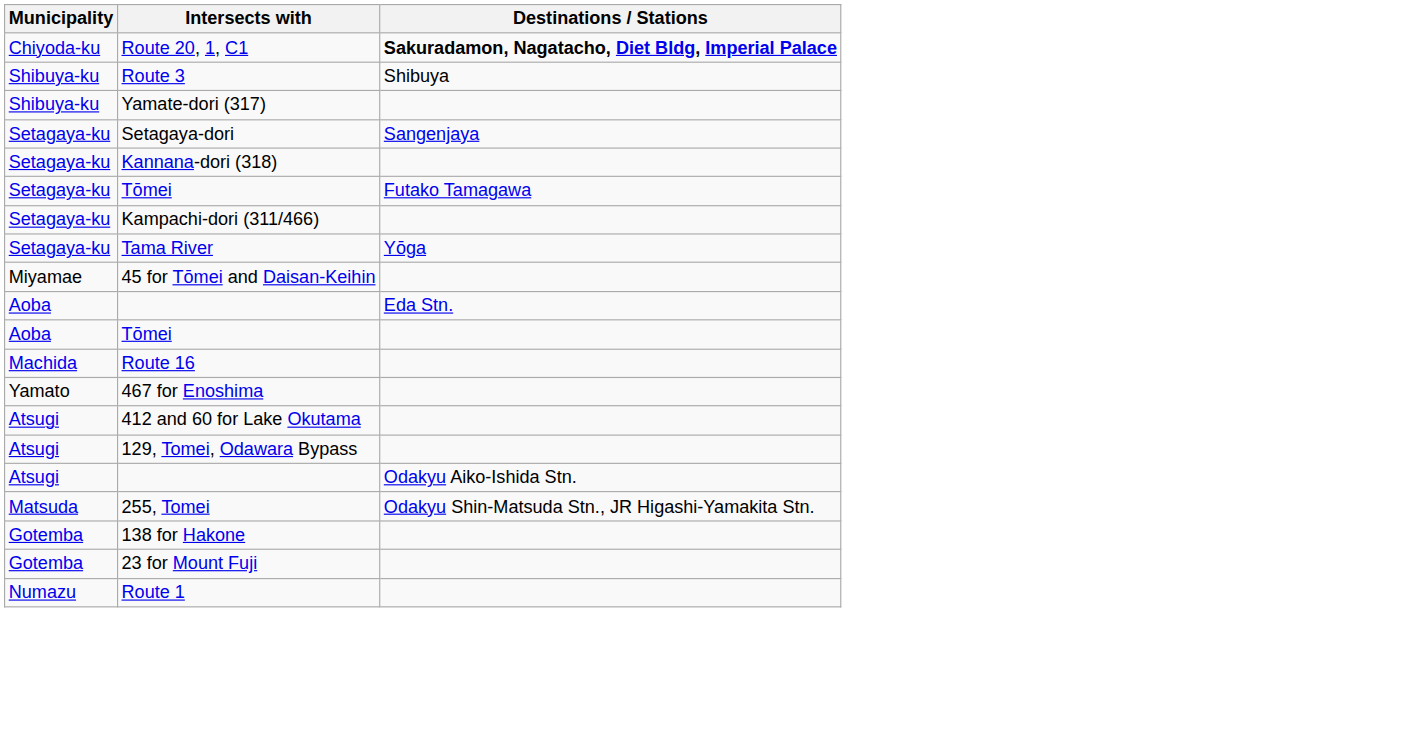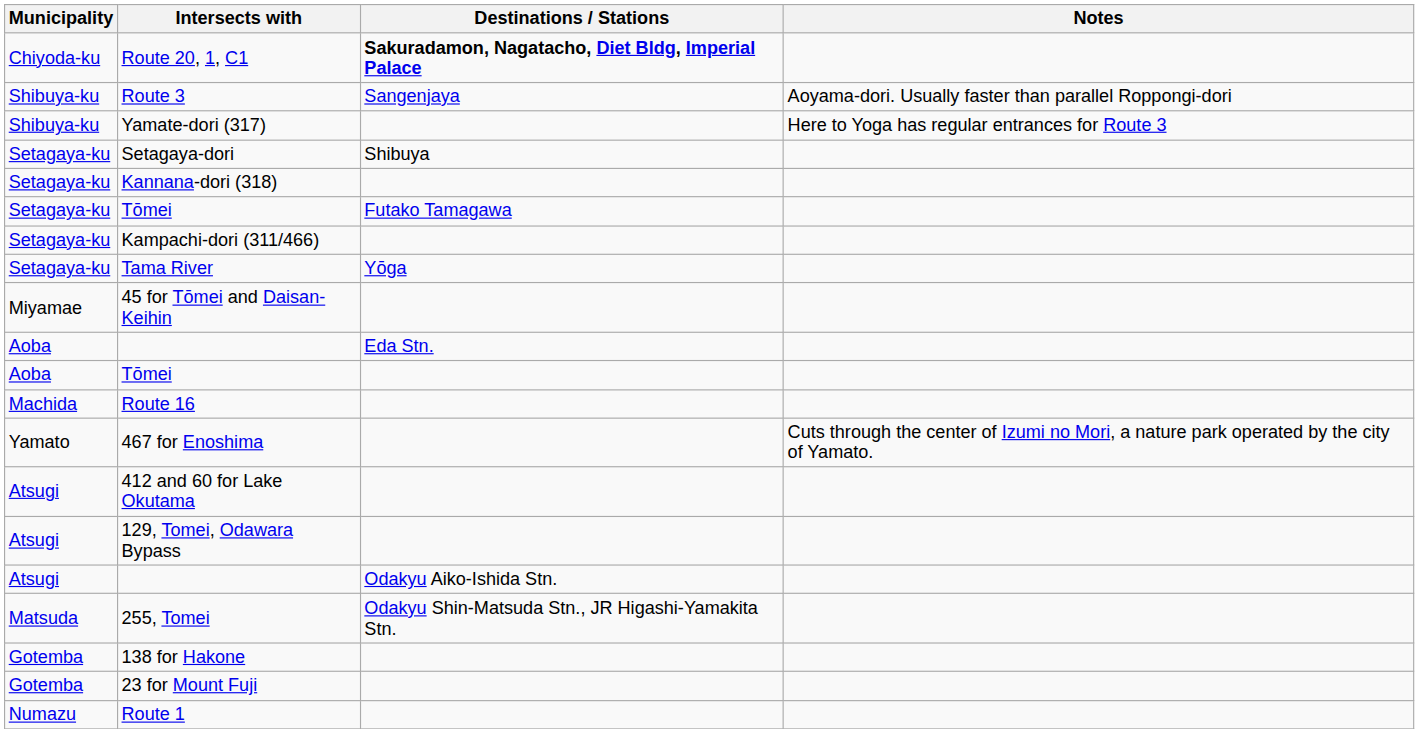+ column: (1099, 18)
(416, 76) Shibuya -> (412, 96) Sangenjaya
(432, 133) Sangenjaya -> (397, 153) Shibuya
